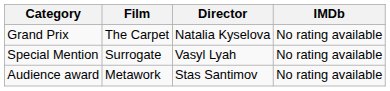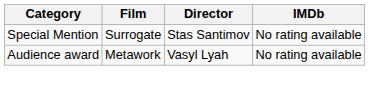- row: (38, 34)
(206, 55) Vasyl Lyah -> (208, 34) Stas Santimov
(216, 75) Stas Santimov -> (198, 55) Vasyl Lyah
